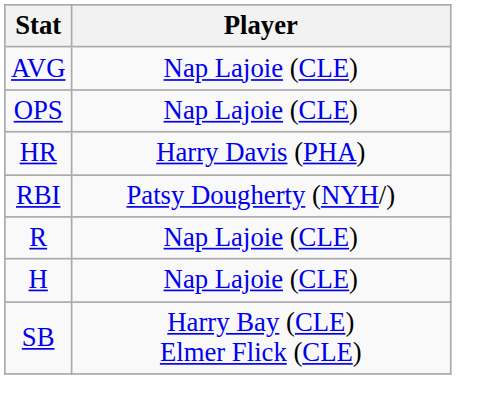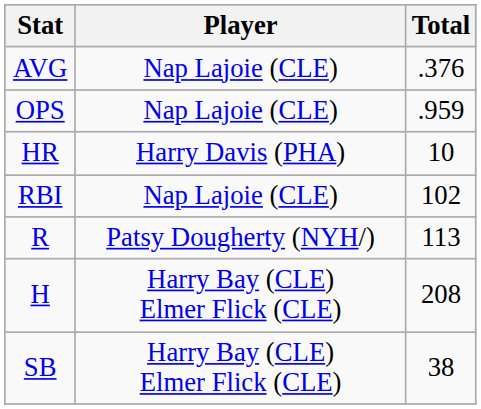+ column: (441, 25)
(261, 195) Patsy Dougherty (NYH/) -> (241, 195) Nap Lajoie (CLE)
(261, 237) Nap Lajoie (CLE) -> (241, 237) Patsy Dougherty (NYH/)
(261, 279) Nap Lajoie (CLE) -> (241, 294) Harry Bay (CLE) Elmer Flick (CLE)
